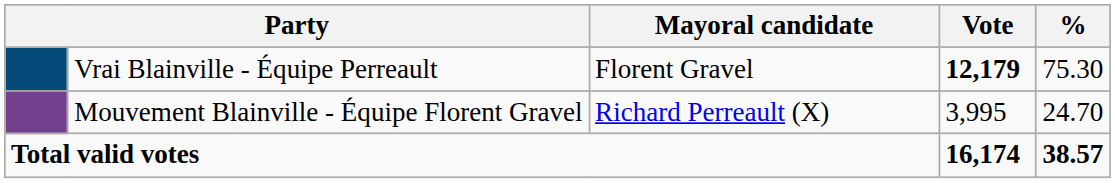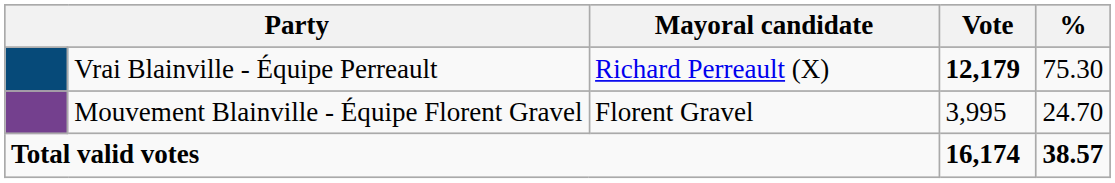(674, 68) Florent Gravel -> (712, 68) Richard Perreault (X)
(712, 111) Richard Perreault (X) -> (674, 111) Florent Gravel
